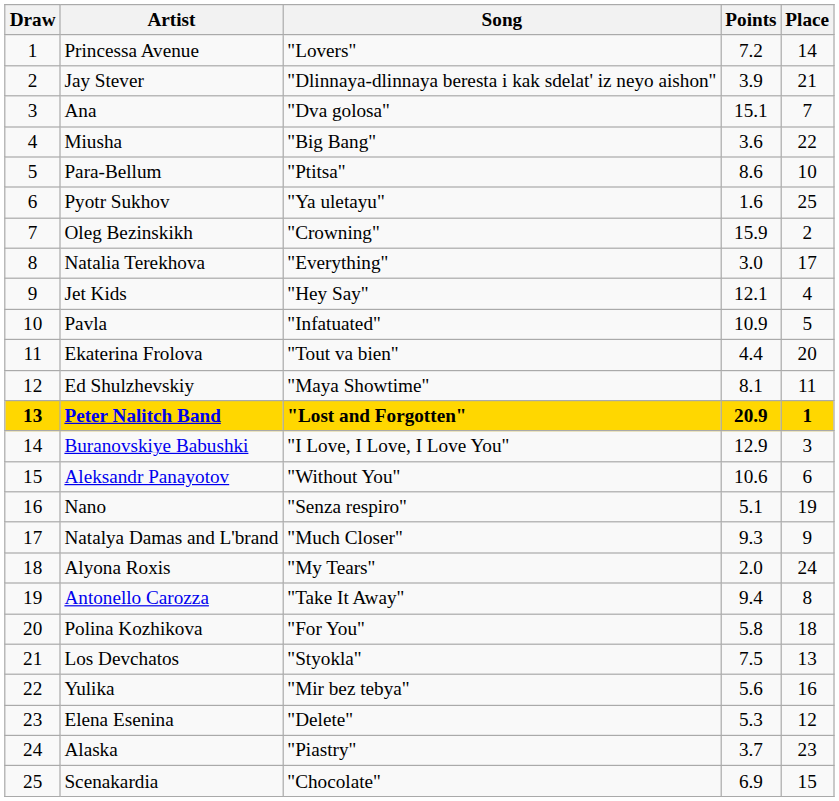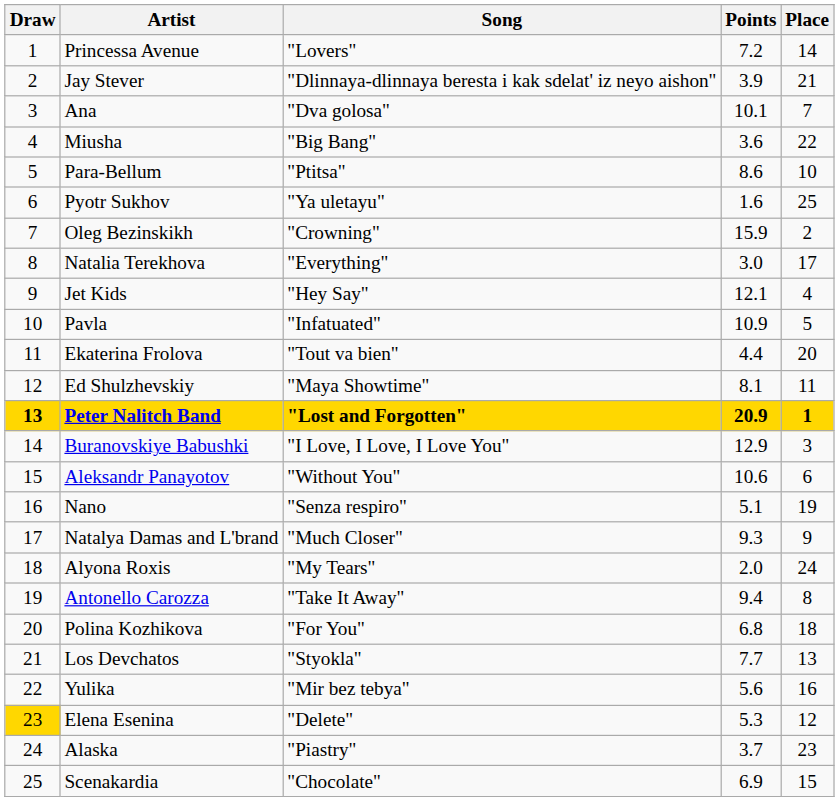(751, 111) 15.1 -> (751, 111) 10.1
(751, 628) 5.8 -> (751, 628) 6.8
(751, 659) 7.5 -> (751, 659) 7.7
(33, 720) no background -> (33, 720) gold background
